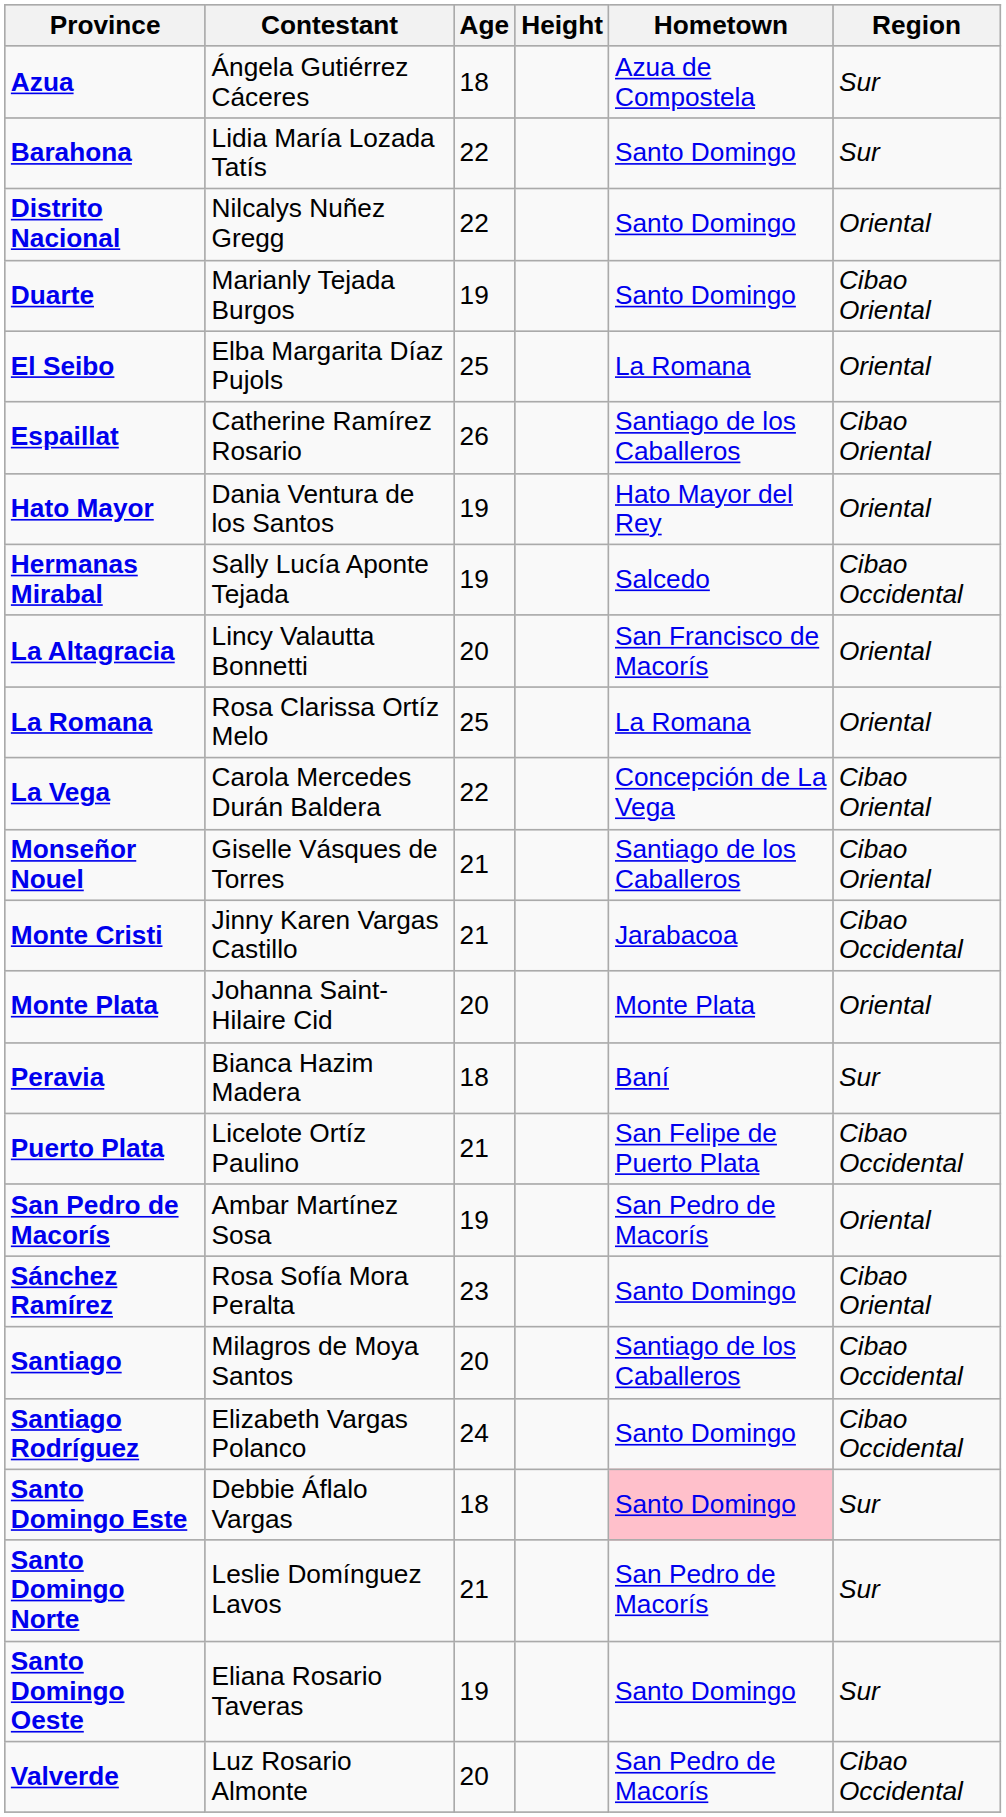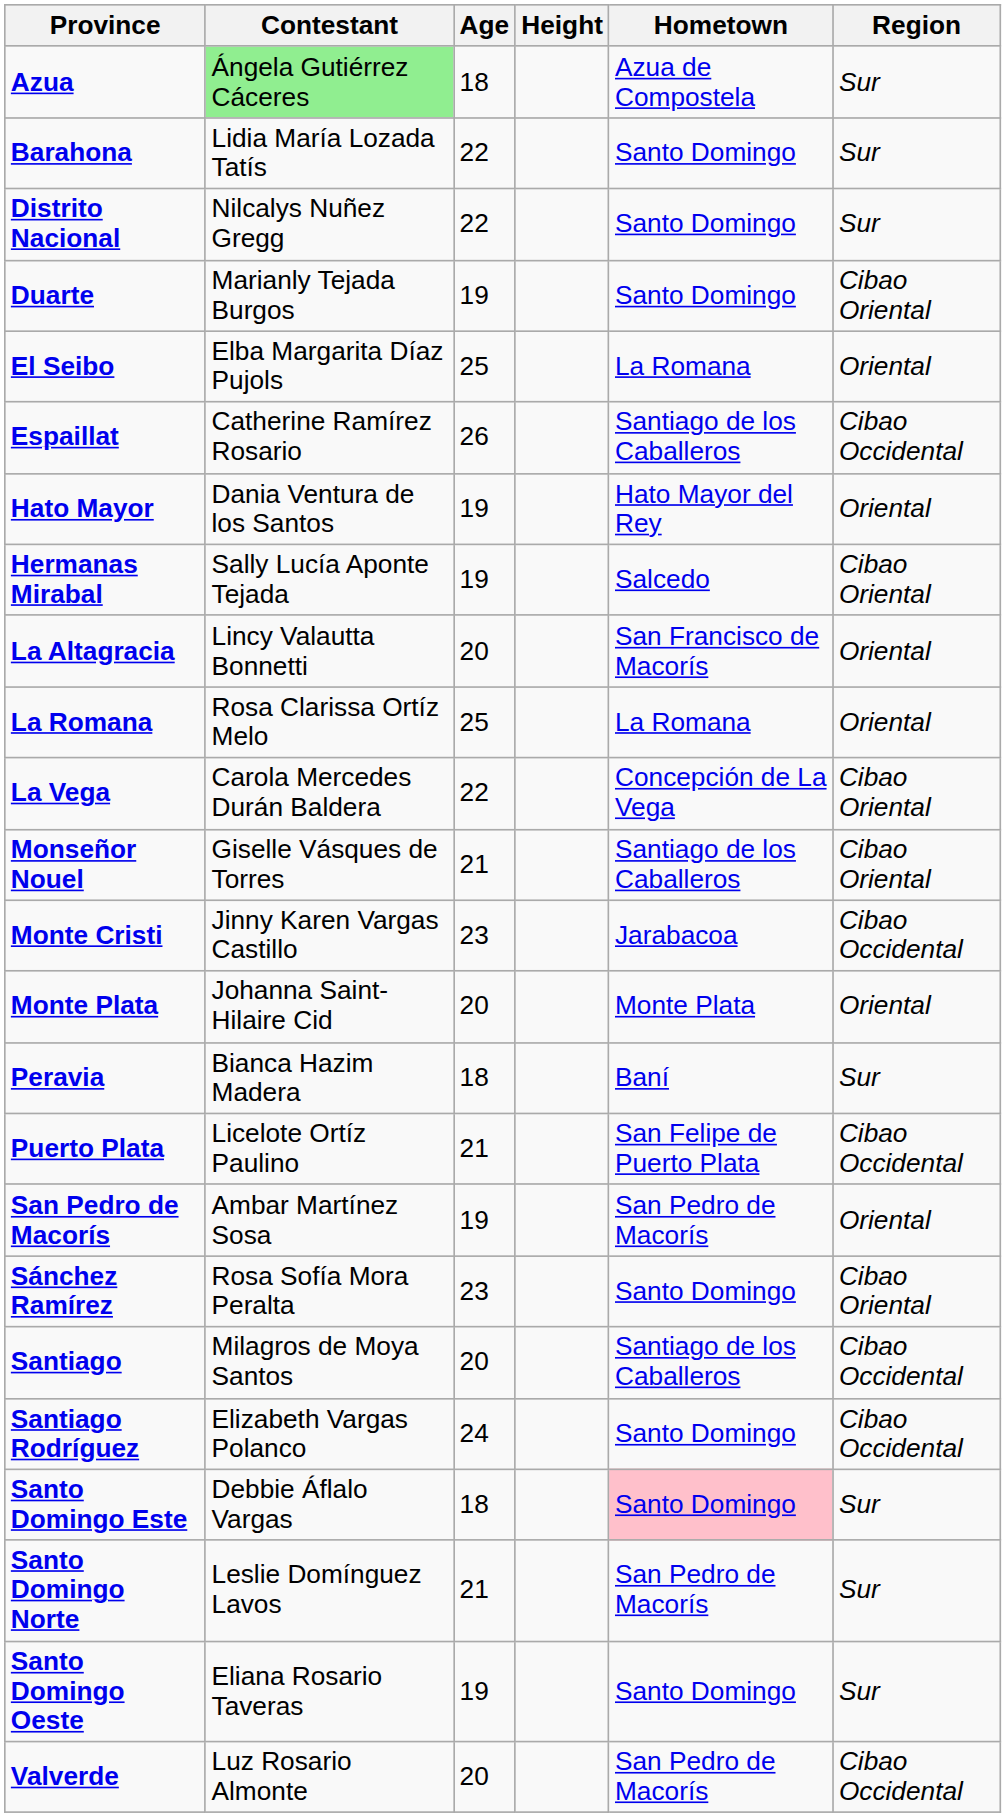(310, 81) no background -> (310, 81) lightgreen background
(885, 223) Oriental -> (859, 223) Sur
(885, 437) Cibao Oriental -> (901, 437) Cibao Occidental
(901, 579) Cibao Occidental -> (885, 579) Cibao Oriental
(474, 935) 21 -> (474, 935) 23
